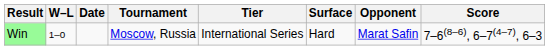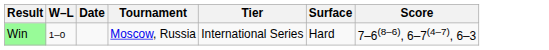- column: (388, 13)
